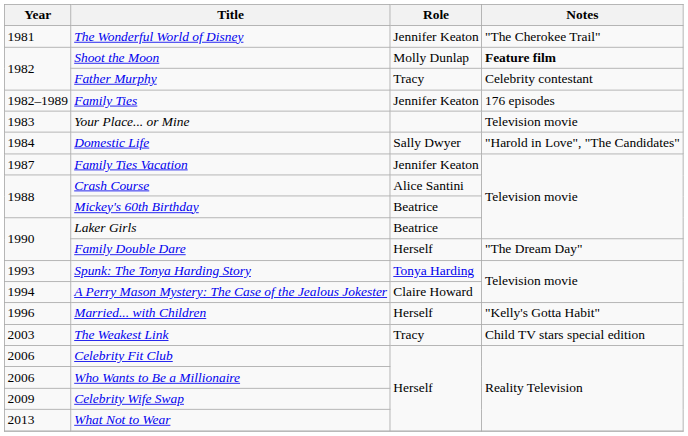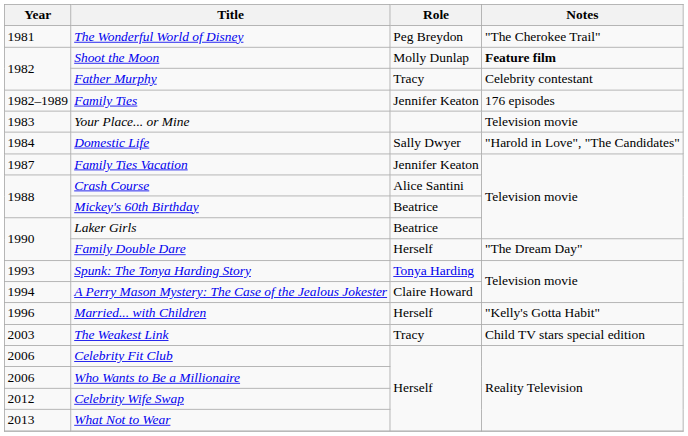(436, 36) Jennifer Keaton -> (428, 36) Peg Breydon
(21, 398) 2009 -> (21, 398) 2012
